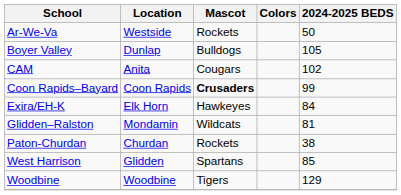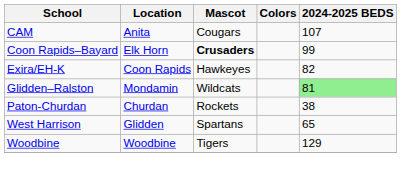- row: (32, 32)
- row: (39, 50)
(312, 69) 102 -> (312, 32) 107
(157, 87) Coon Rapids -> (146, 50) Elk Horn
(146, 106) Elk Horn -> (157, 69) Coon Rapids
(308, 106) 84 -> (308, 69) 82
(308, 124) no background -> (308, 87) lightgreen background
(308, 161) 85 -> (308, 124) 65
